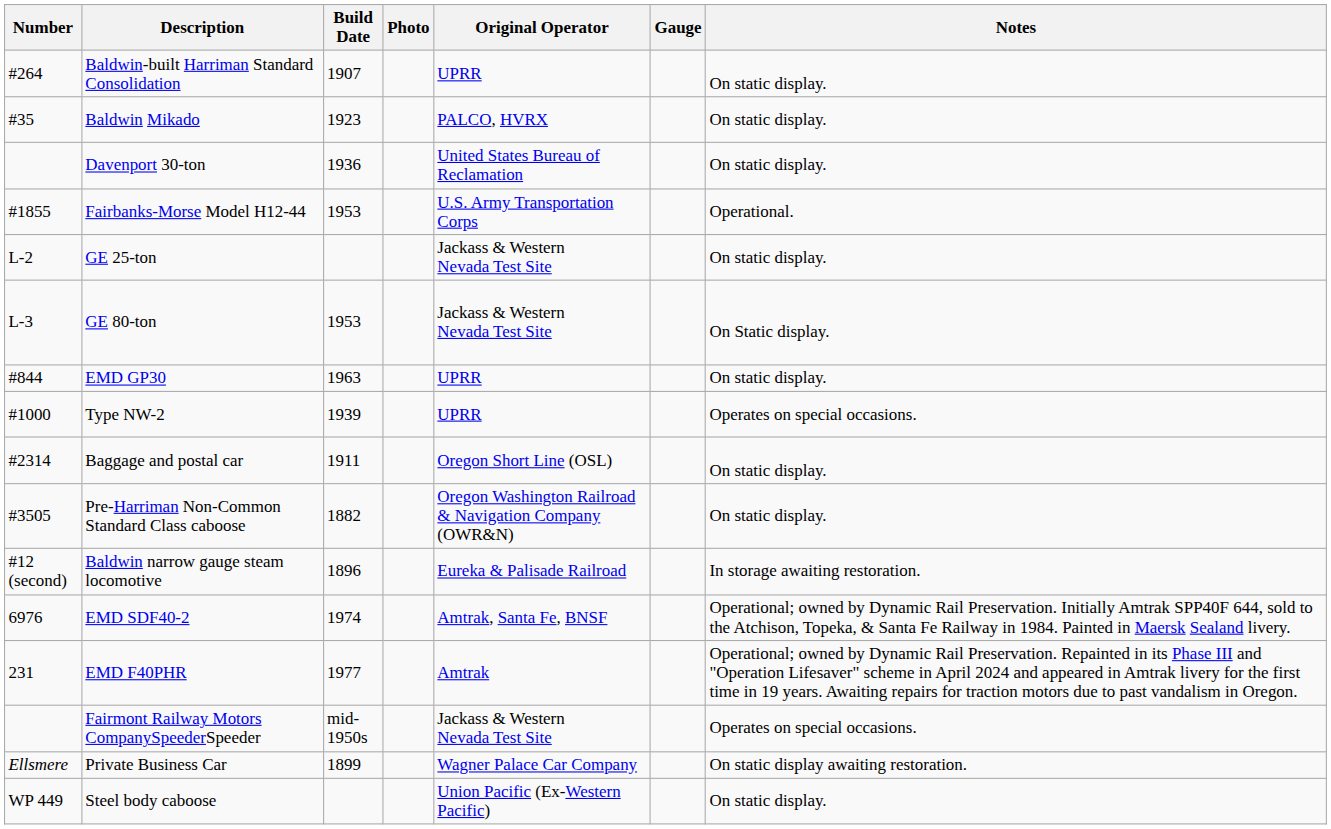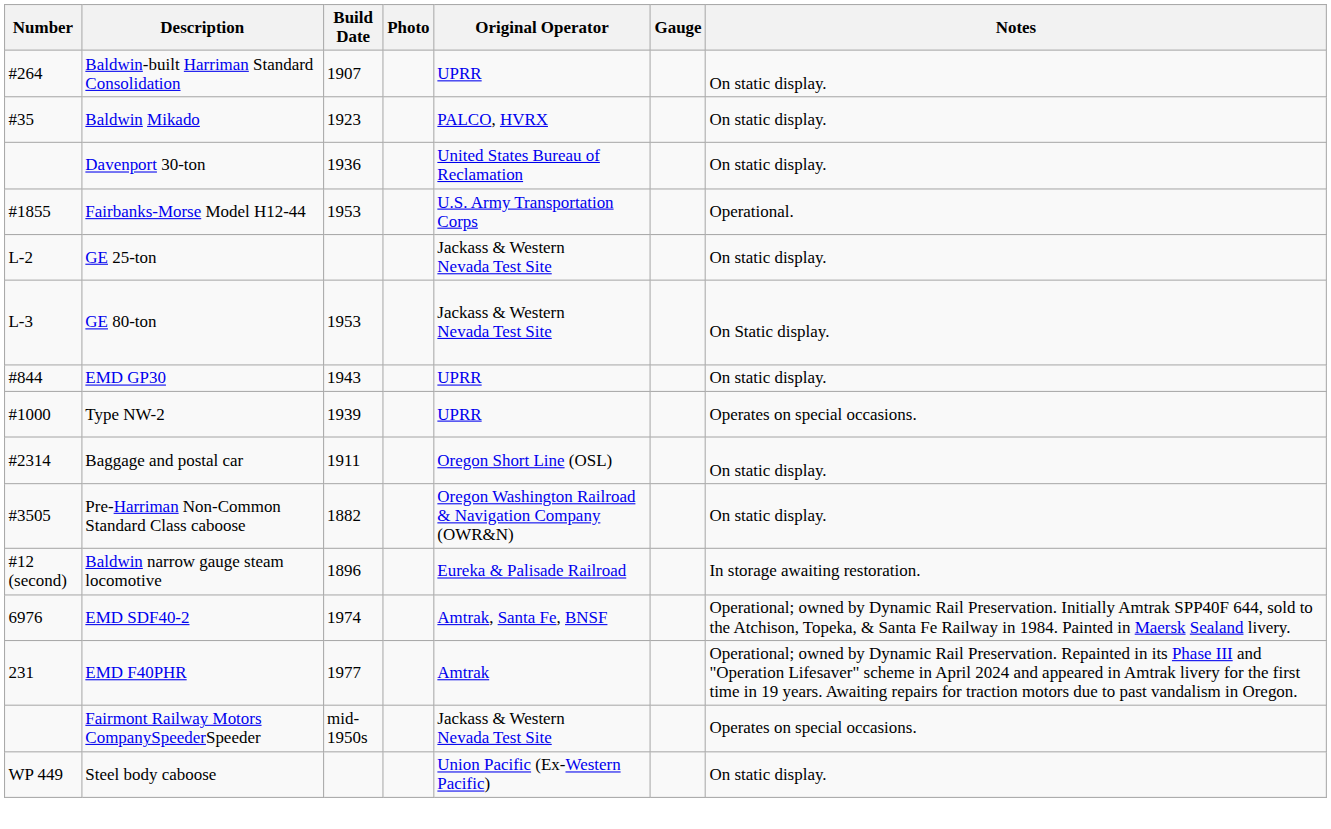(344, 377) 1963 -> (344, 377) 1943
- row: (156, 764)
